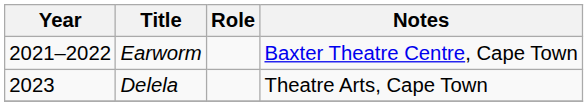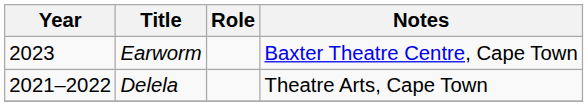(60, 52) 2021–2022 -> (32, 52) 2023
(32, 85) 2023 -> (60, 85) 2021–2022
